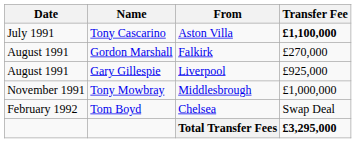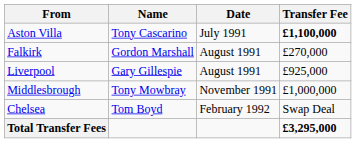columns swapped: (46, 14) <-> (228, 14)
